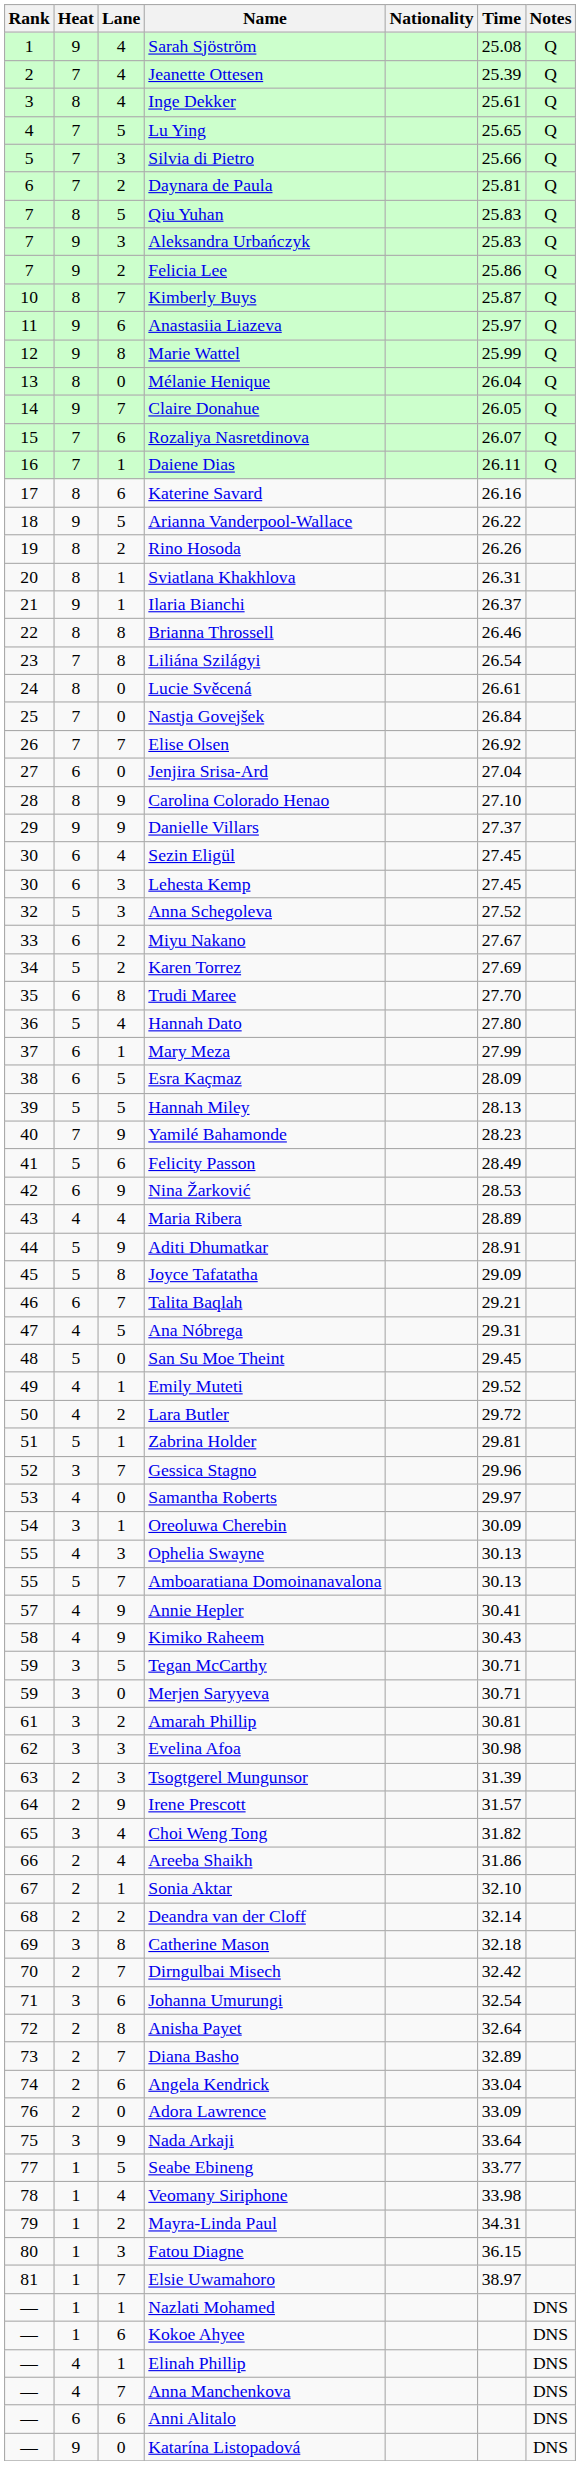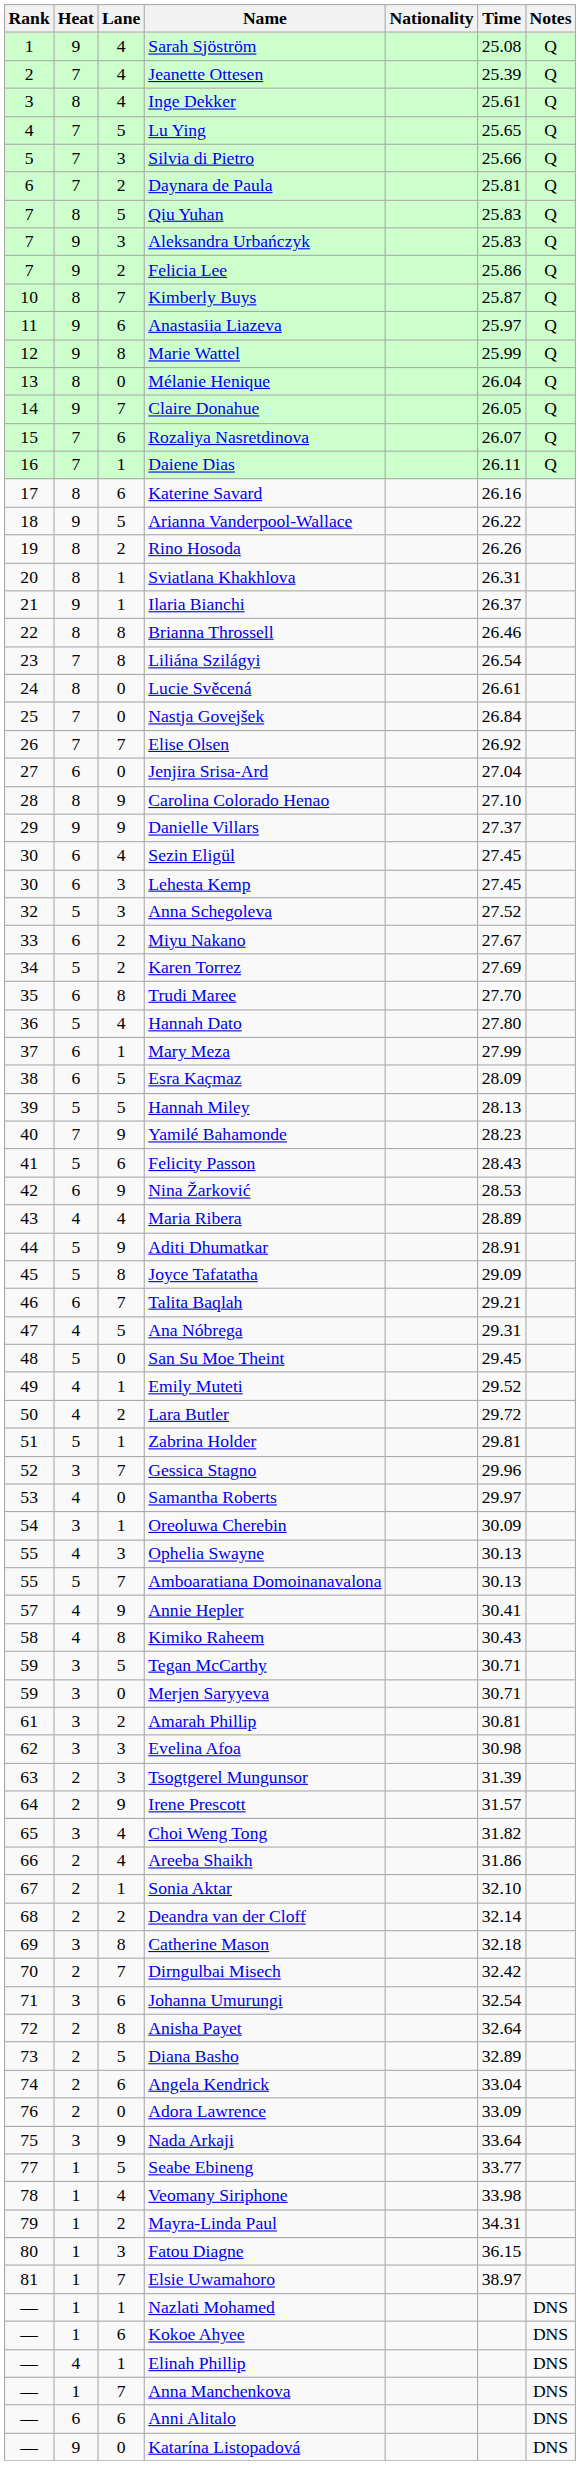(502, 1162) 28.49 -> (502, 1162) 28.43
(121, 1637) 9 -> (121, 1637) 8
(121, 2056) 7 -> (121, 2056) 5
(76, 2391) 4 -> (76, 2391) 1
